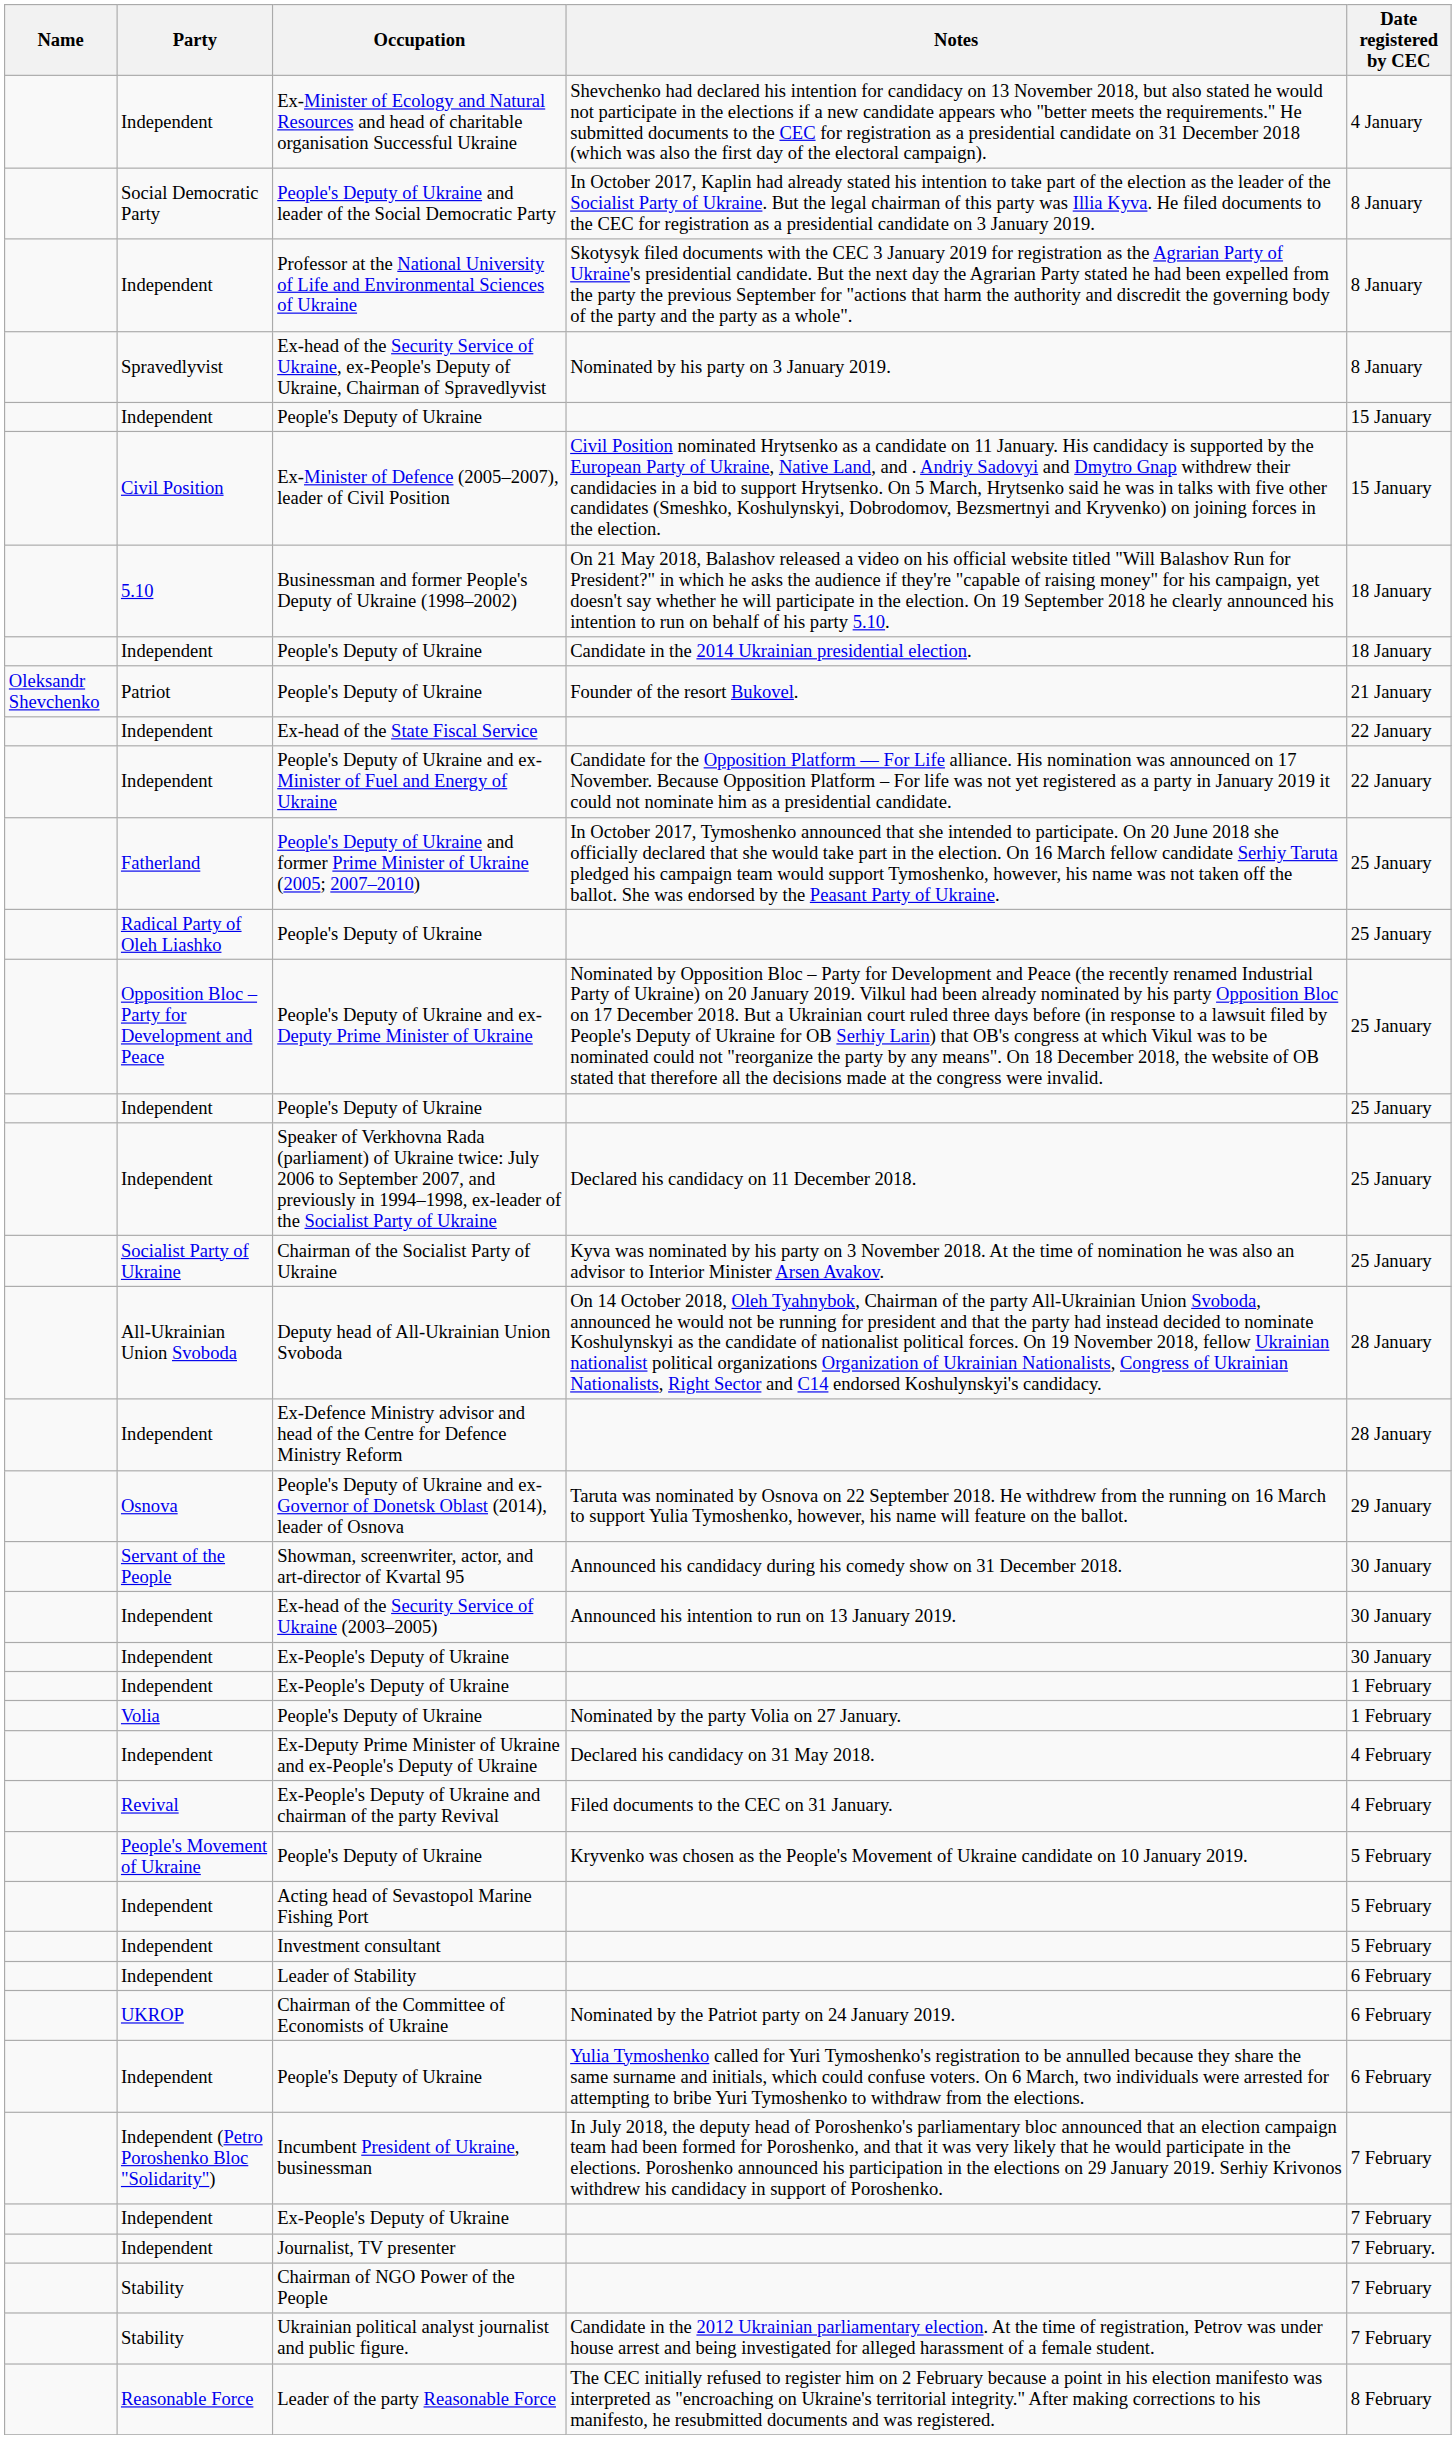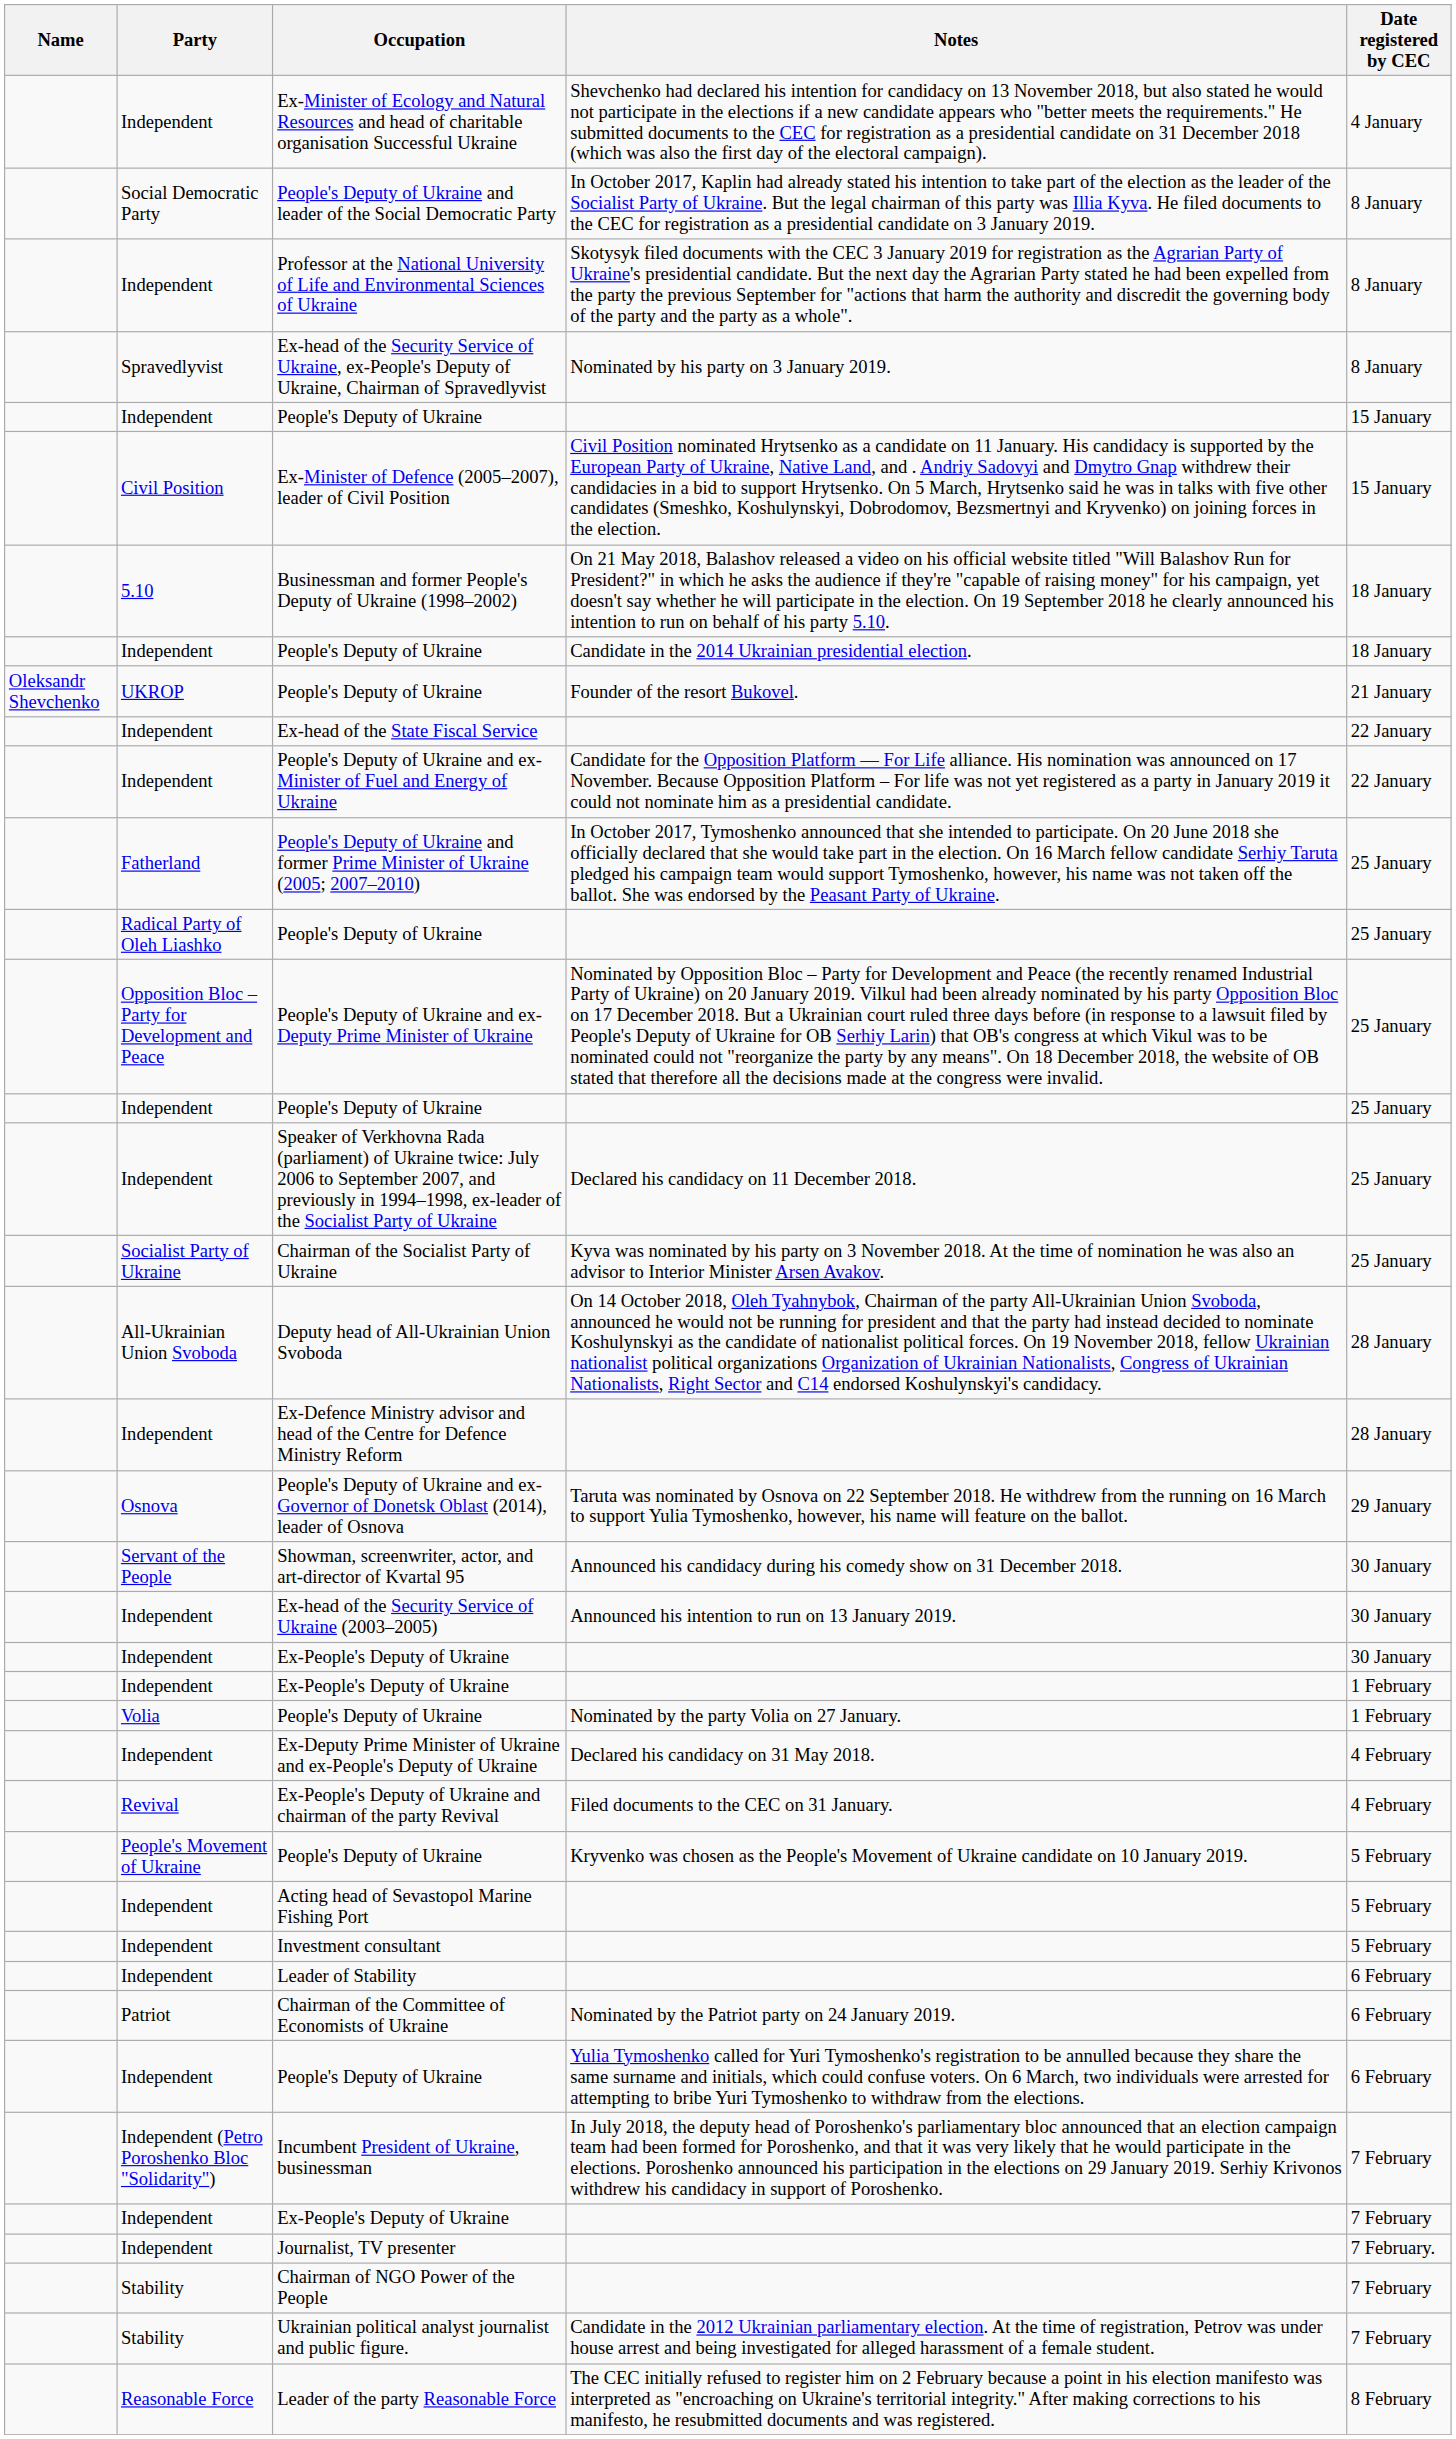(146, 691) Patriot -> (152, 691) UKROP
(152, 2015) UKROP -> (146, 2015) Patriot
